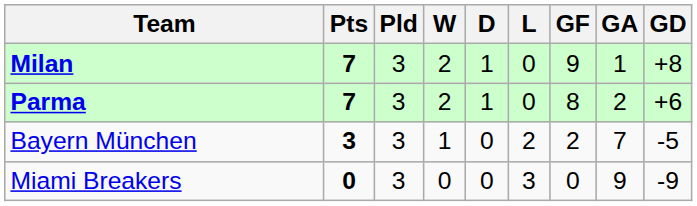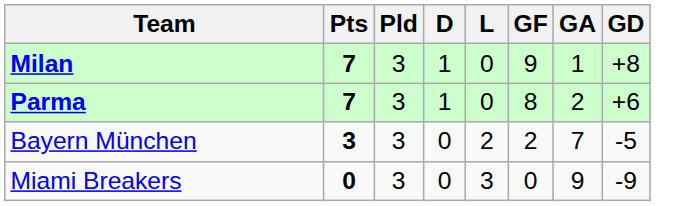- column: (445, 24)
